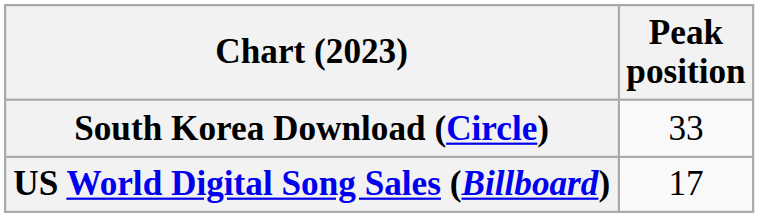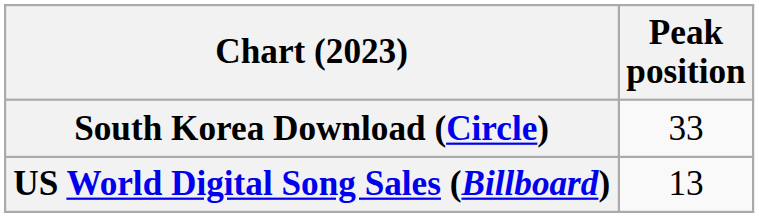(686, 183) 17 -> (686, 183) 13
